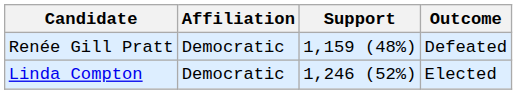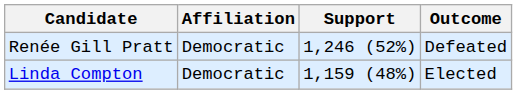(360, 47) 1,159 (48%) -> (360, 47) 1,246 (52%)
(360, 75) 1,246 (52%) -> (360, 75) 1,159 (48%)
